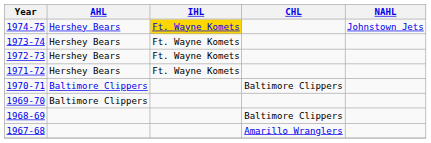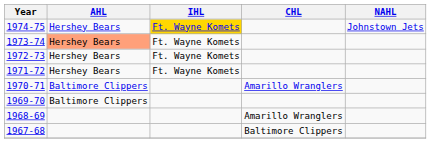(85, 41) no background -> (85, 41) lightsalmon background
(293, 86) Baltimore Clippers -> (293, 86) Amarillo Wranglers
(293, 116) Baltimore Clippers -> (293, 116) Amarillo Wranglers
(293, 130) Amarillo Wranglers -> (293, 130) Baltimore Clippers
